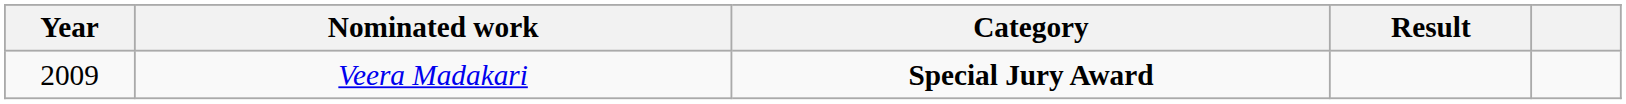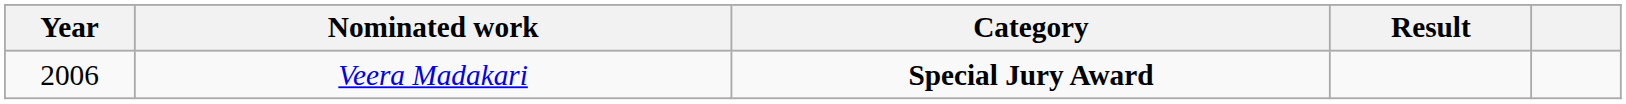(70, 74) 2009 -> (70, 74) 2006
